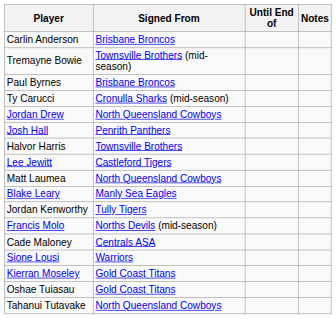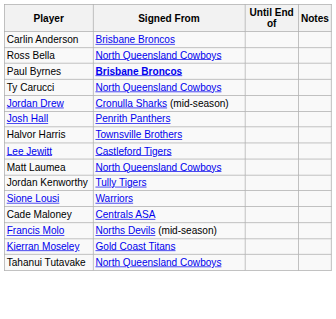+ row: (31, 56)
- row: (44, 61)
(135, 83) normal -> (139, 72) bold
(162, 99) Cronulla Sharks (mid-season) -> (158, 88) North Queensland Cowboys
(158, 115) North Queensland Cowboys -> (162, 104) Cronulla Sharks (mid-season)
- row: (33, 194)
rows swapped: (33, 258) <-> (36, 226)
- row: (41, 290)
